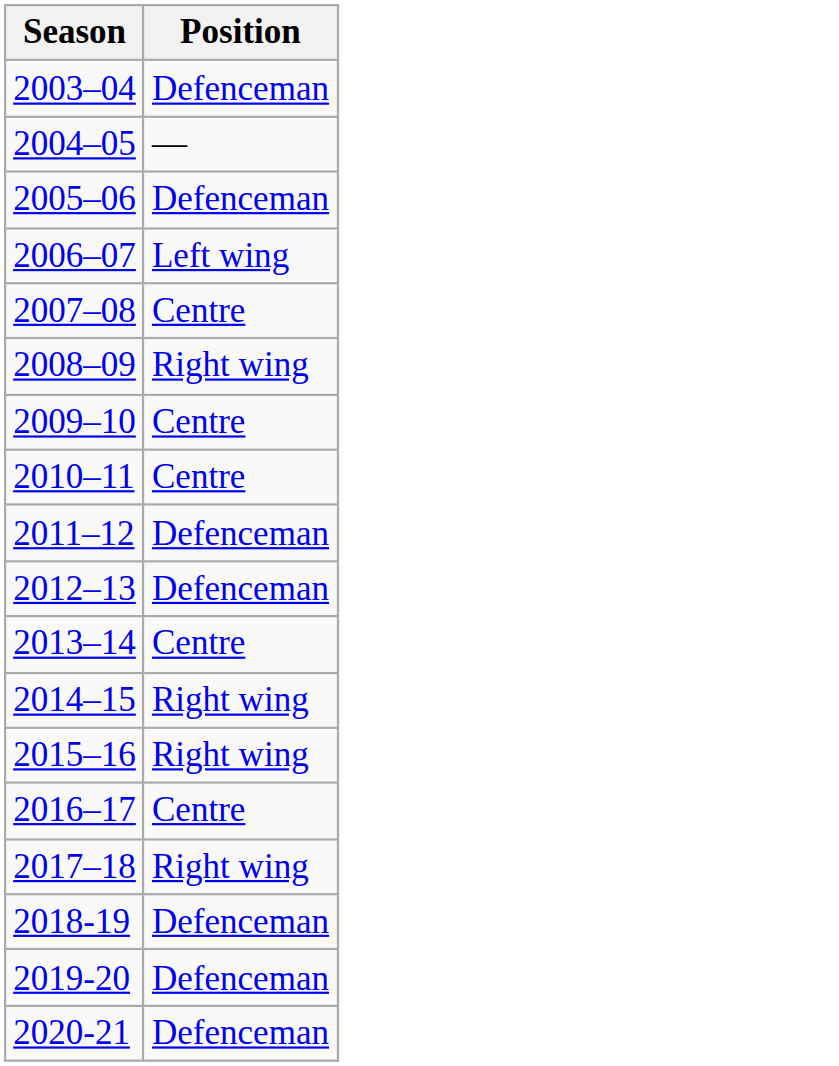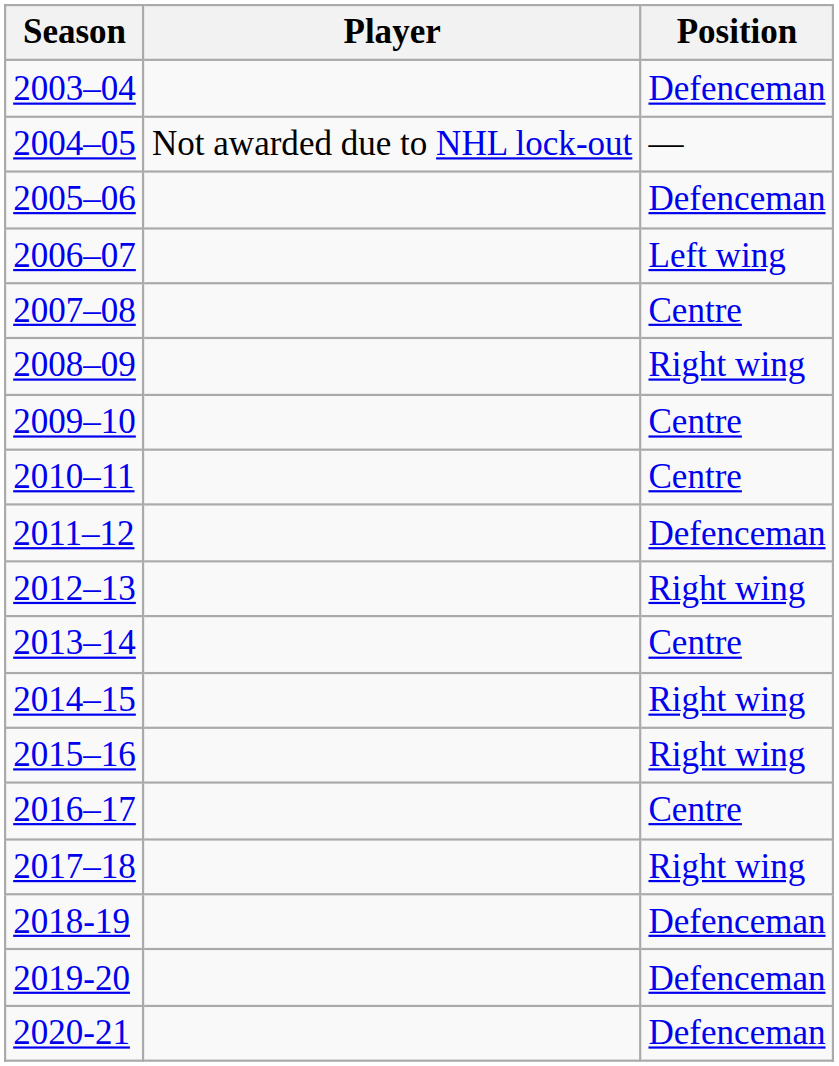+ column: (392, 32)
(240, 587) Defenceman -> (727, 587) Right wing
